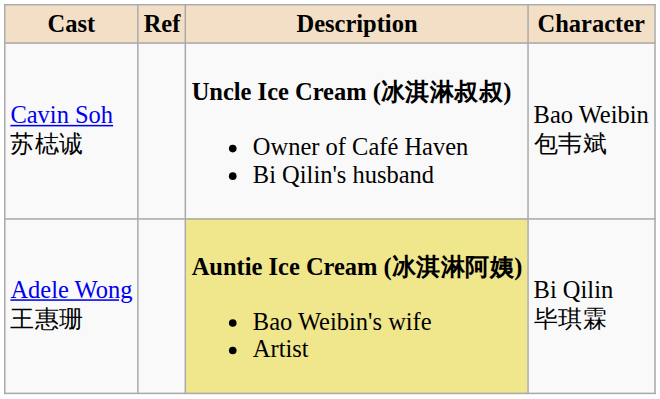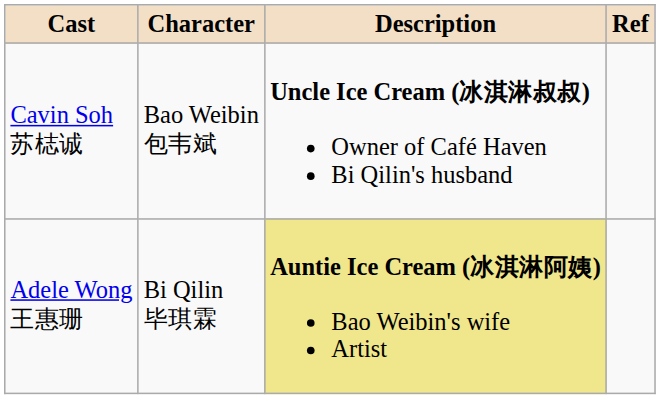columns swapped: (591, 23) <-> (162, 23)
